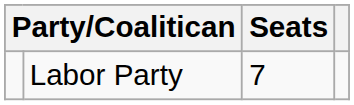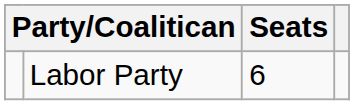(257, 74) 7 -> (257, 74) 6
